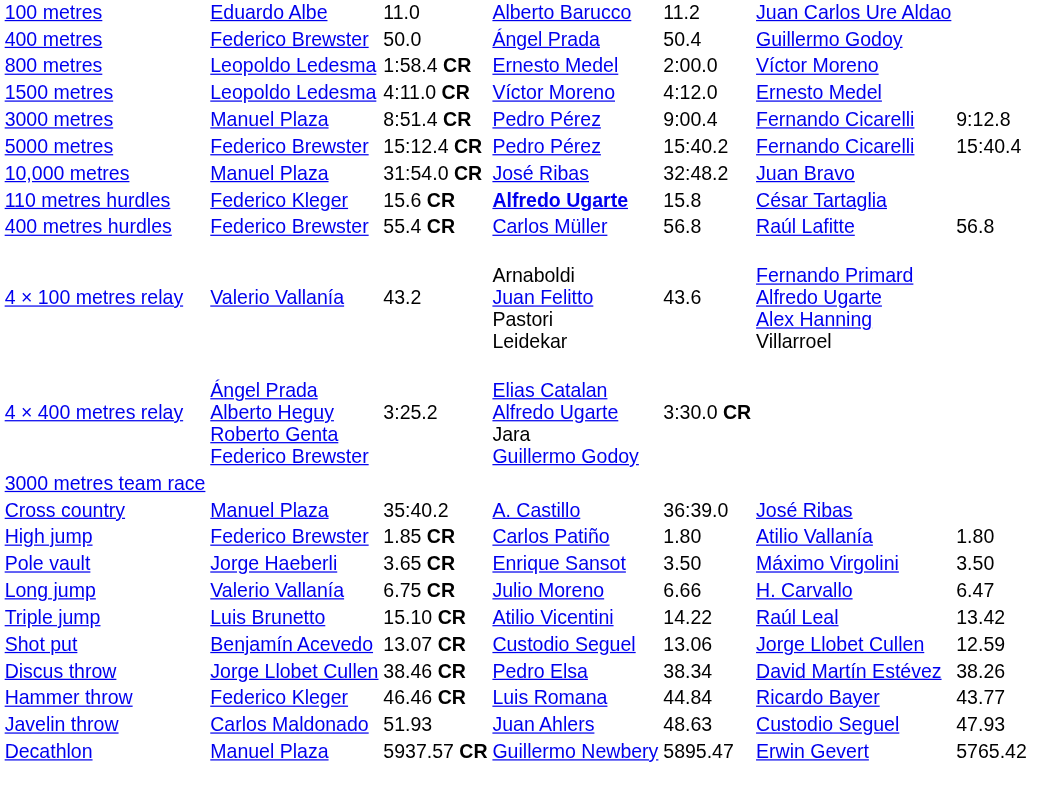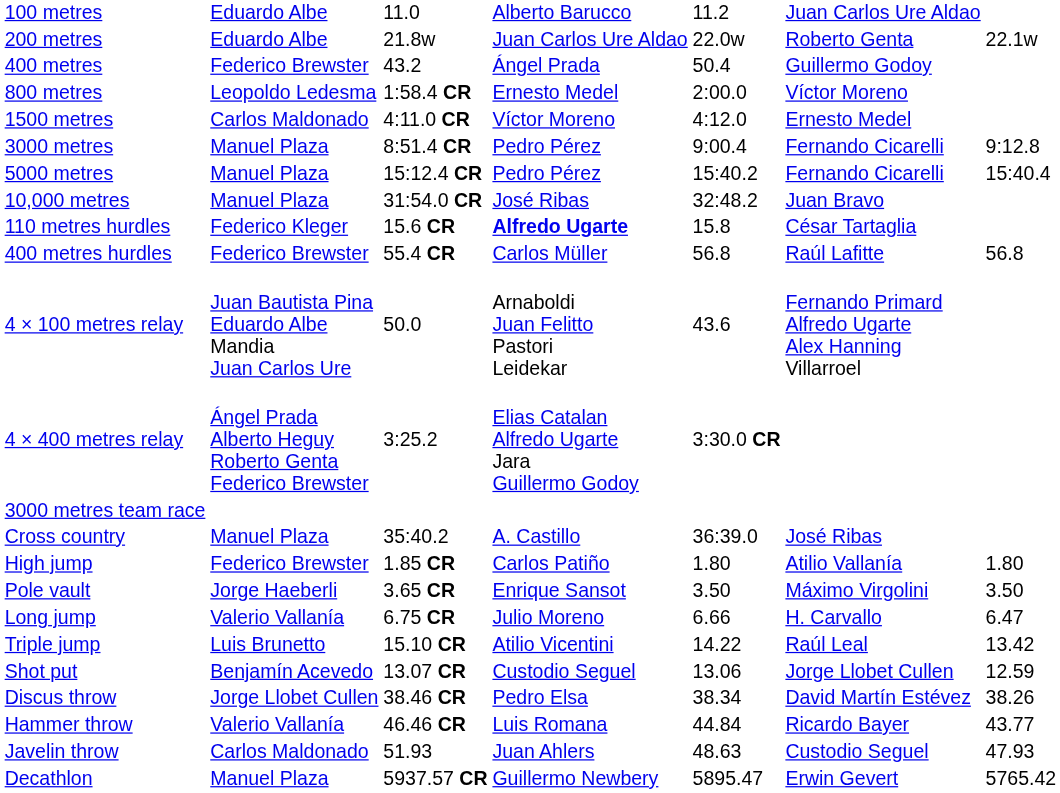+ row: (53, 39)
(402, 39) 50.0 -> (402, 66) 43.2
(293, 93) Leopoldo Ledesma -> (289, 119) Carlos Maldonado
(289, 146) Federico Brewster -> (269, 173) Manuel Plaza
(277, 298) Valerio Vallanía -> (292, 335) Juan Bautista Pina Eduardo Albe Mandia Juan Carlos Ure
(402, 298) 43.2 -> (402, 324) 50.0
(279, 698) Federico Kleger -> (277, 725) Valerio Vallanía
